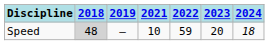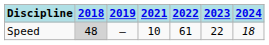(186, 31) 59 -> (186, 31) 61
(217, 31) 20 -> (217, 31) 22
